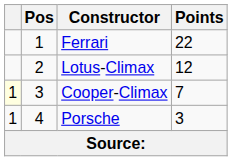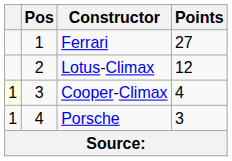(184, 43) 22 -> (184, 43) 27
(179, 93) 7 -> (179, 93) 4
